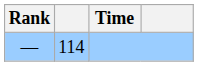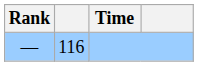(71, 46) 114 -> (71, 46) 116
